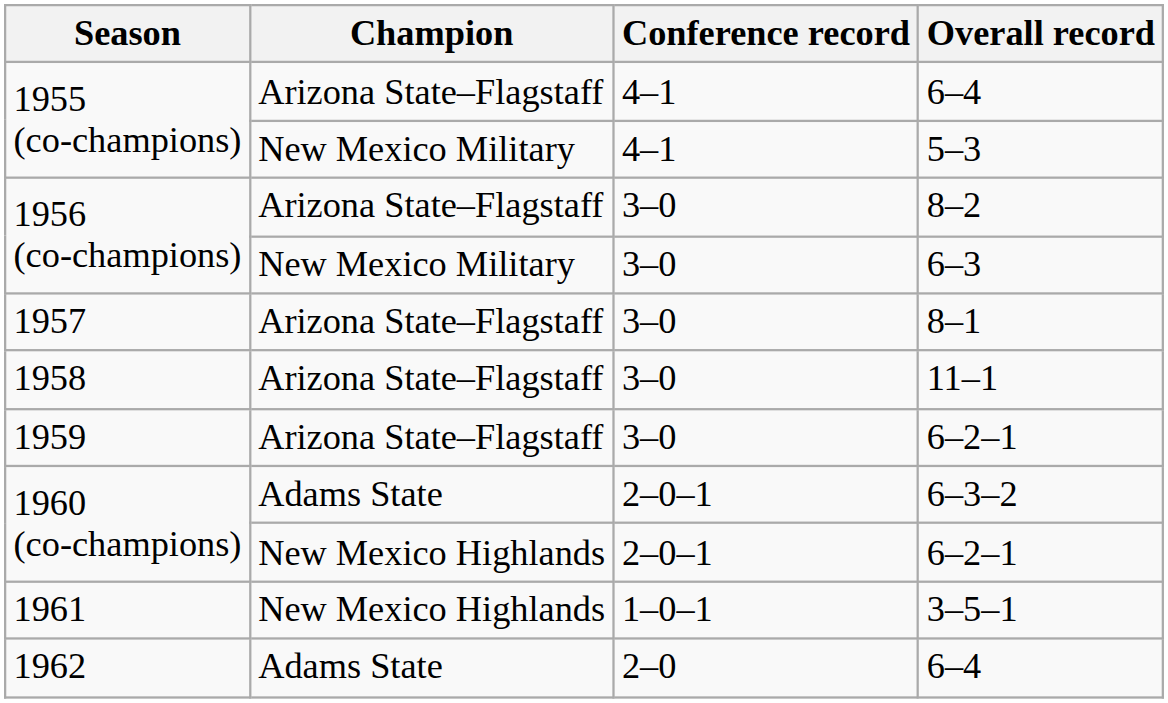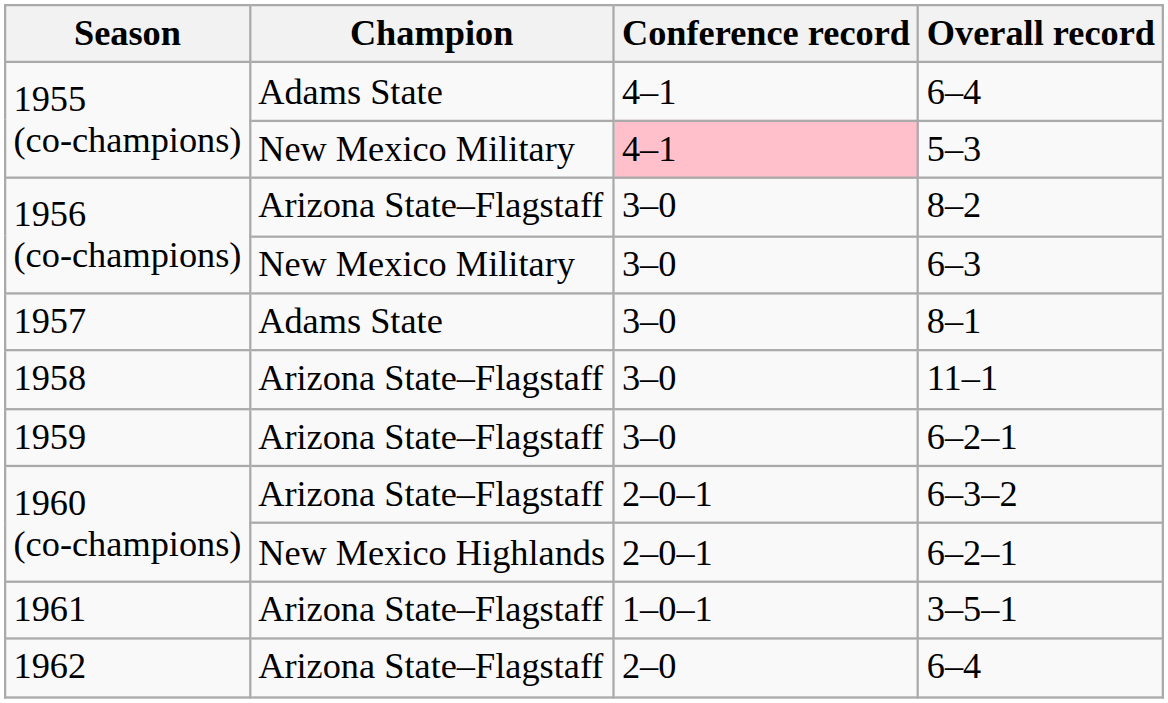(431, 90) Arizona State–Flagstaff -> (350, 90) Adams State
(649, 148) no background -> (649, 148) pink background
(431, 321) Arizona State–Flagstaff -> (350, 321) Adams State
(350, 494) Adams State -> (431, 494) Arizona State–Flagstaff
(432, 609) New Mexico Highlands -> (431, 609) Arizona State–Flagstaff
(350, 666) Adams State -> (431, 666) Arizona State–Flagstaff
